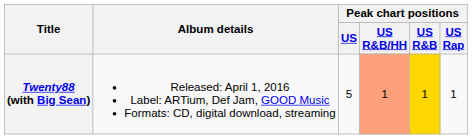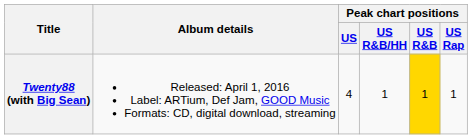(349, 94) 5 -> (349, 94) 4
(385, 94) lightsalmon background -> (385, 94) no background
